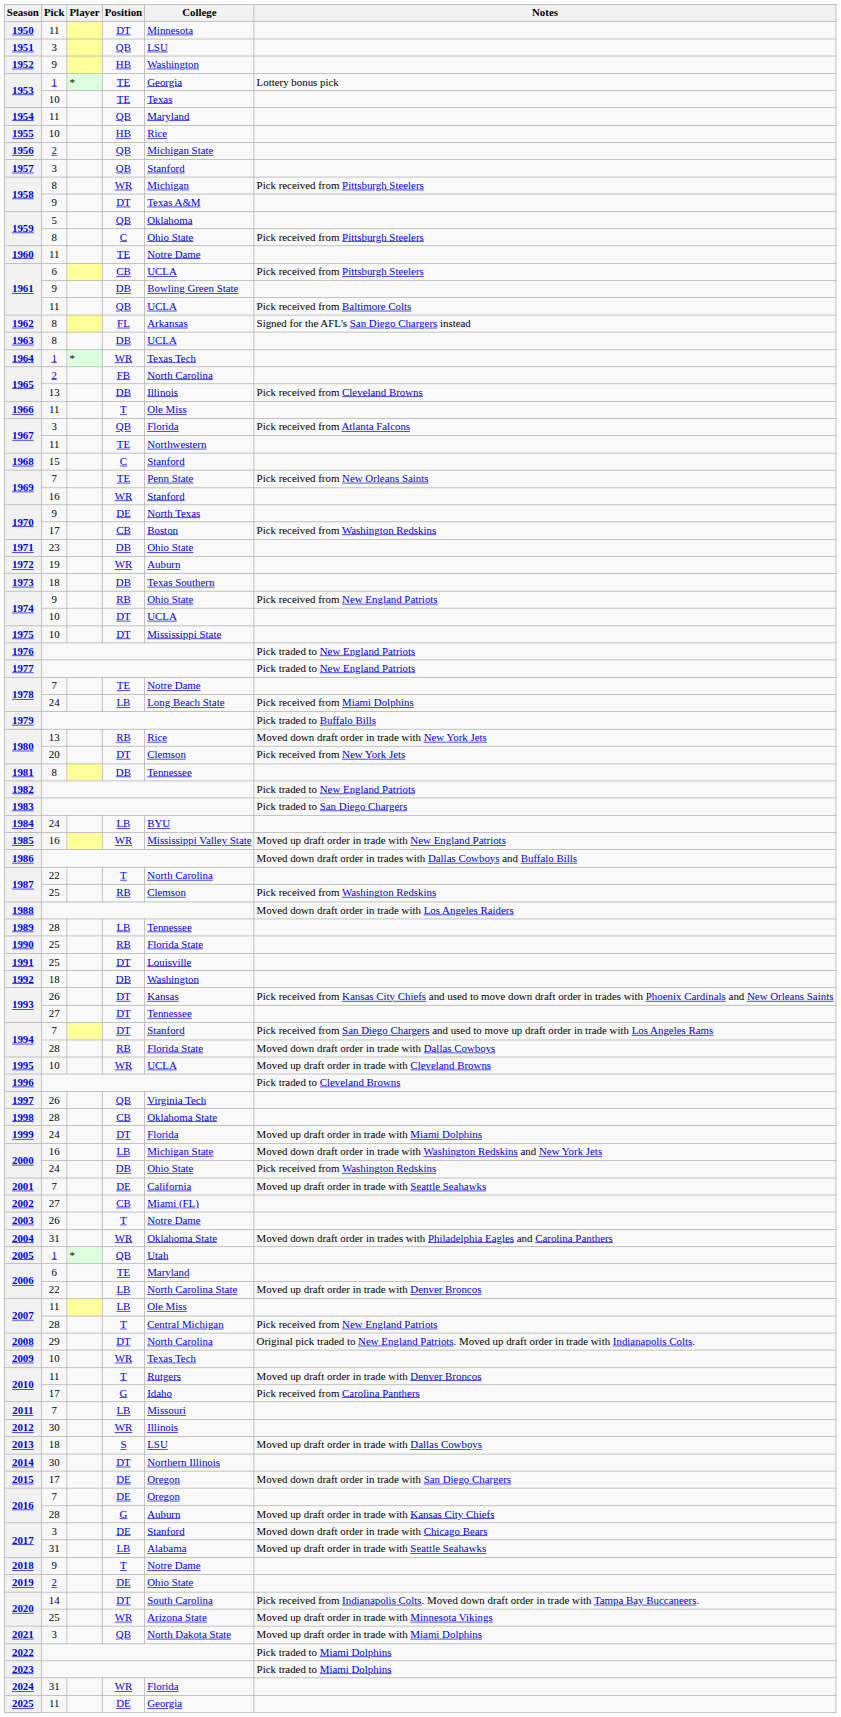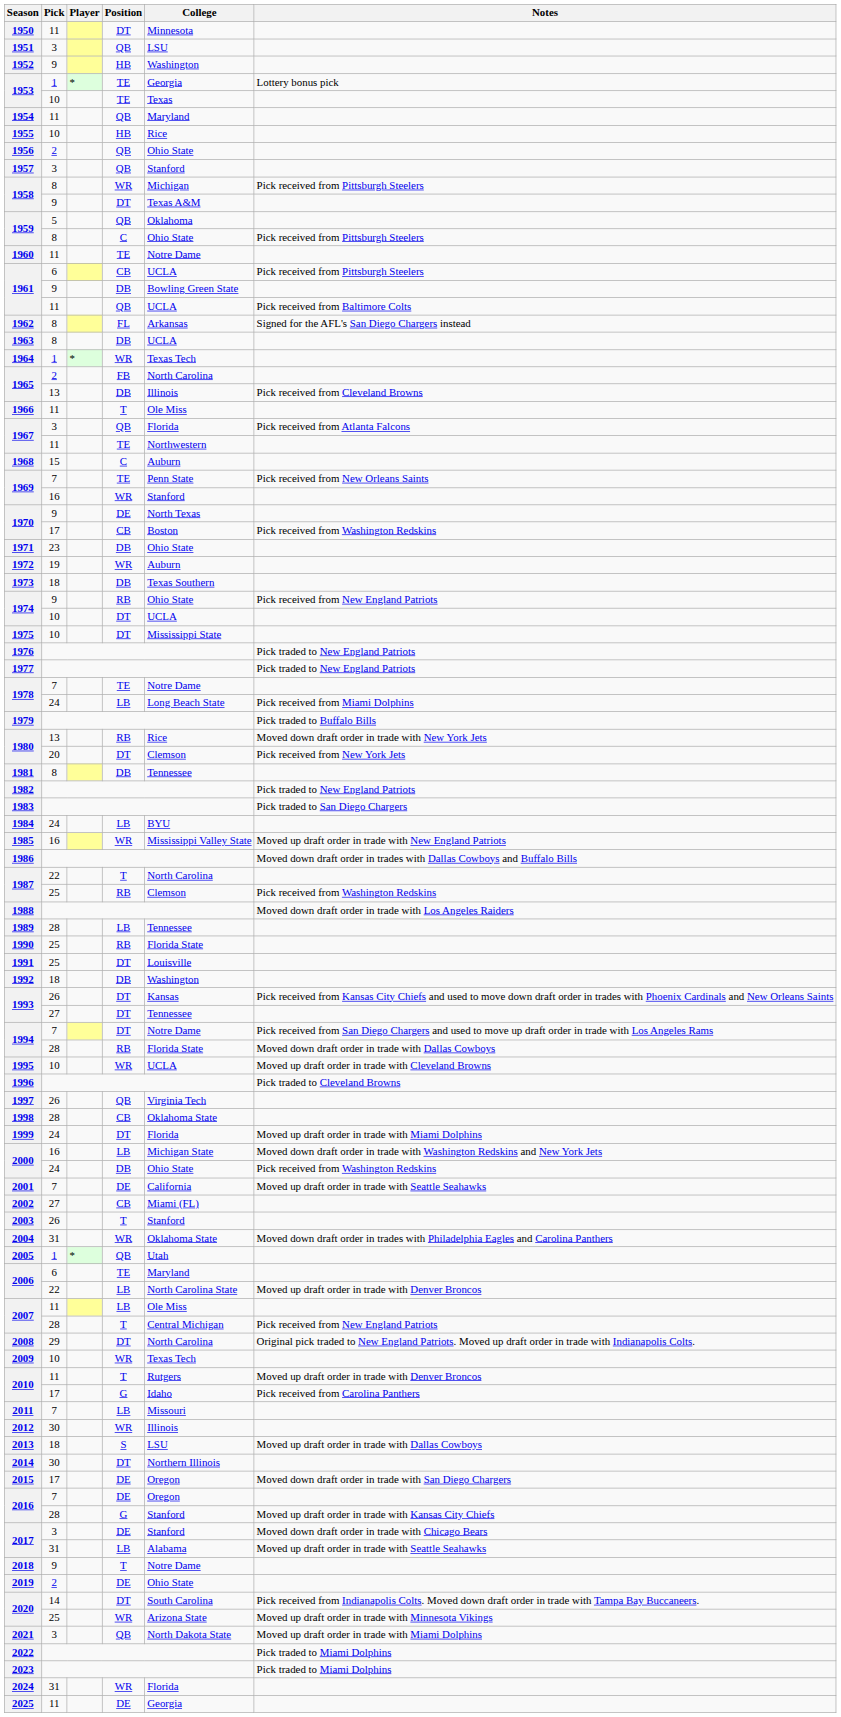(180, 151) Michigan State -> (170, 151) Ohio State
(166, 461) Stanford -> (164, 461) Auburn
(166, 1031) Stanford -> (174, 1031) Notre Dame
(174, 1220) Notre Dame -> (166, 1220) Stanford
(164, 1514) Auburn -> (166, 1514) Stanford
